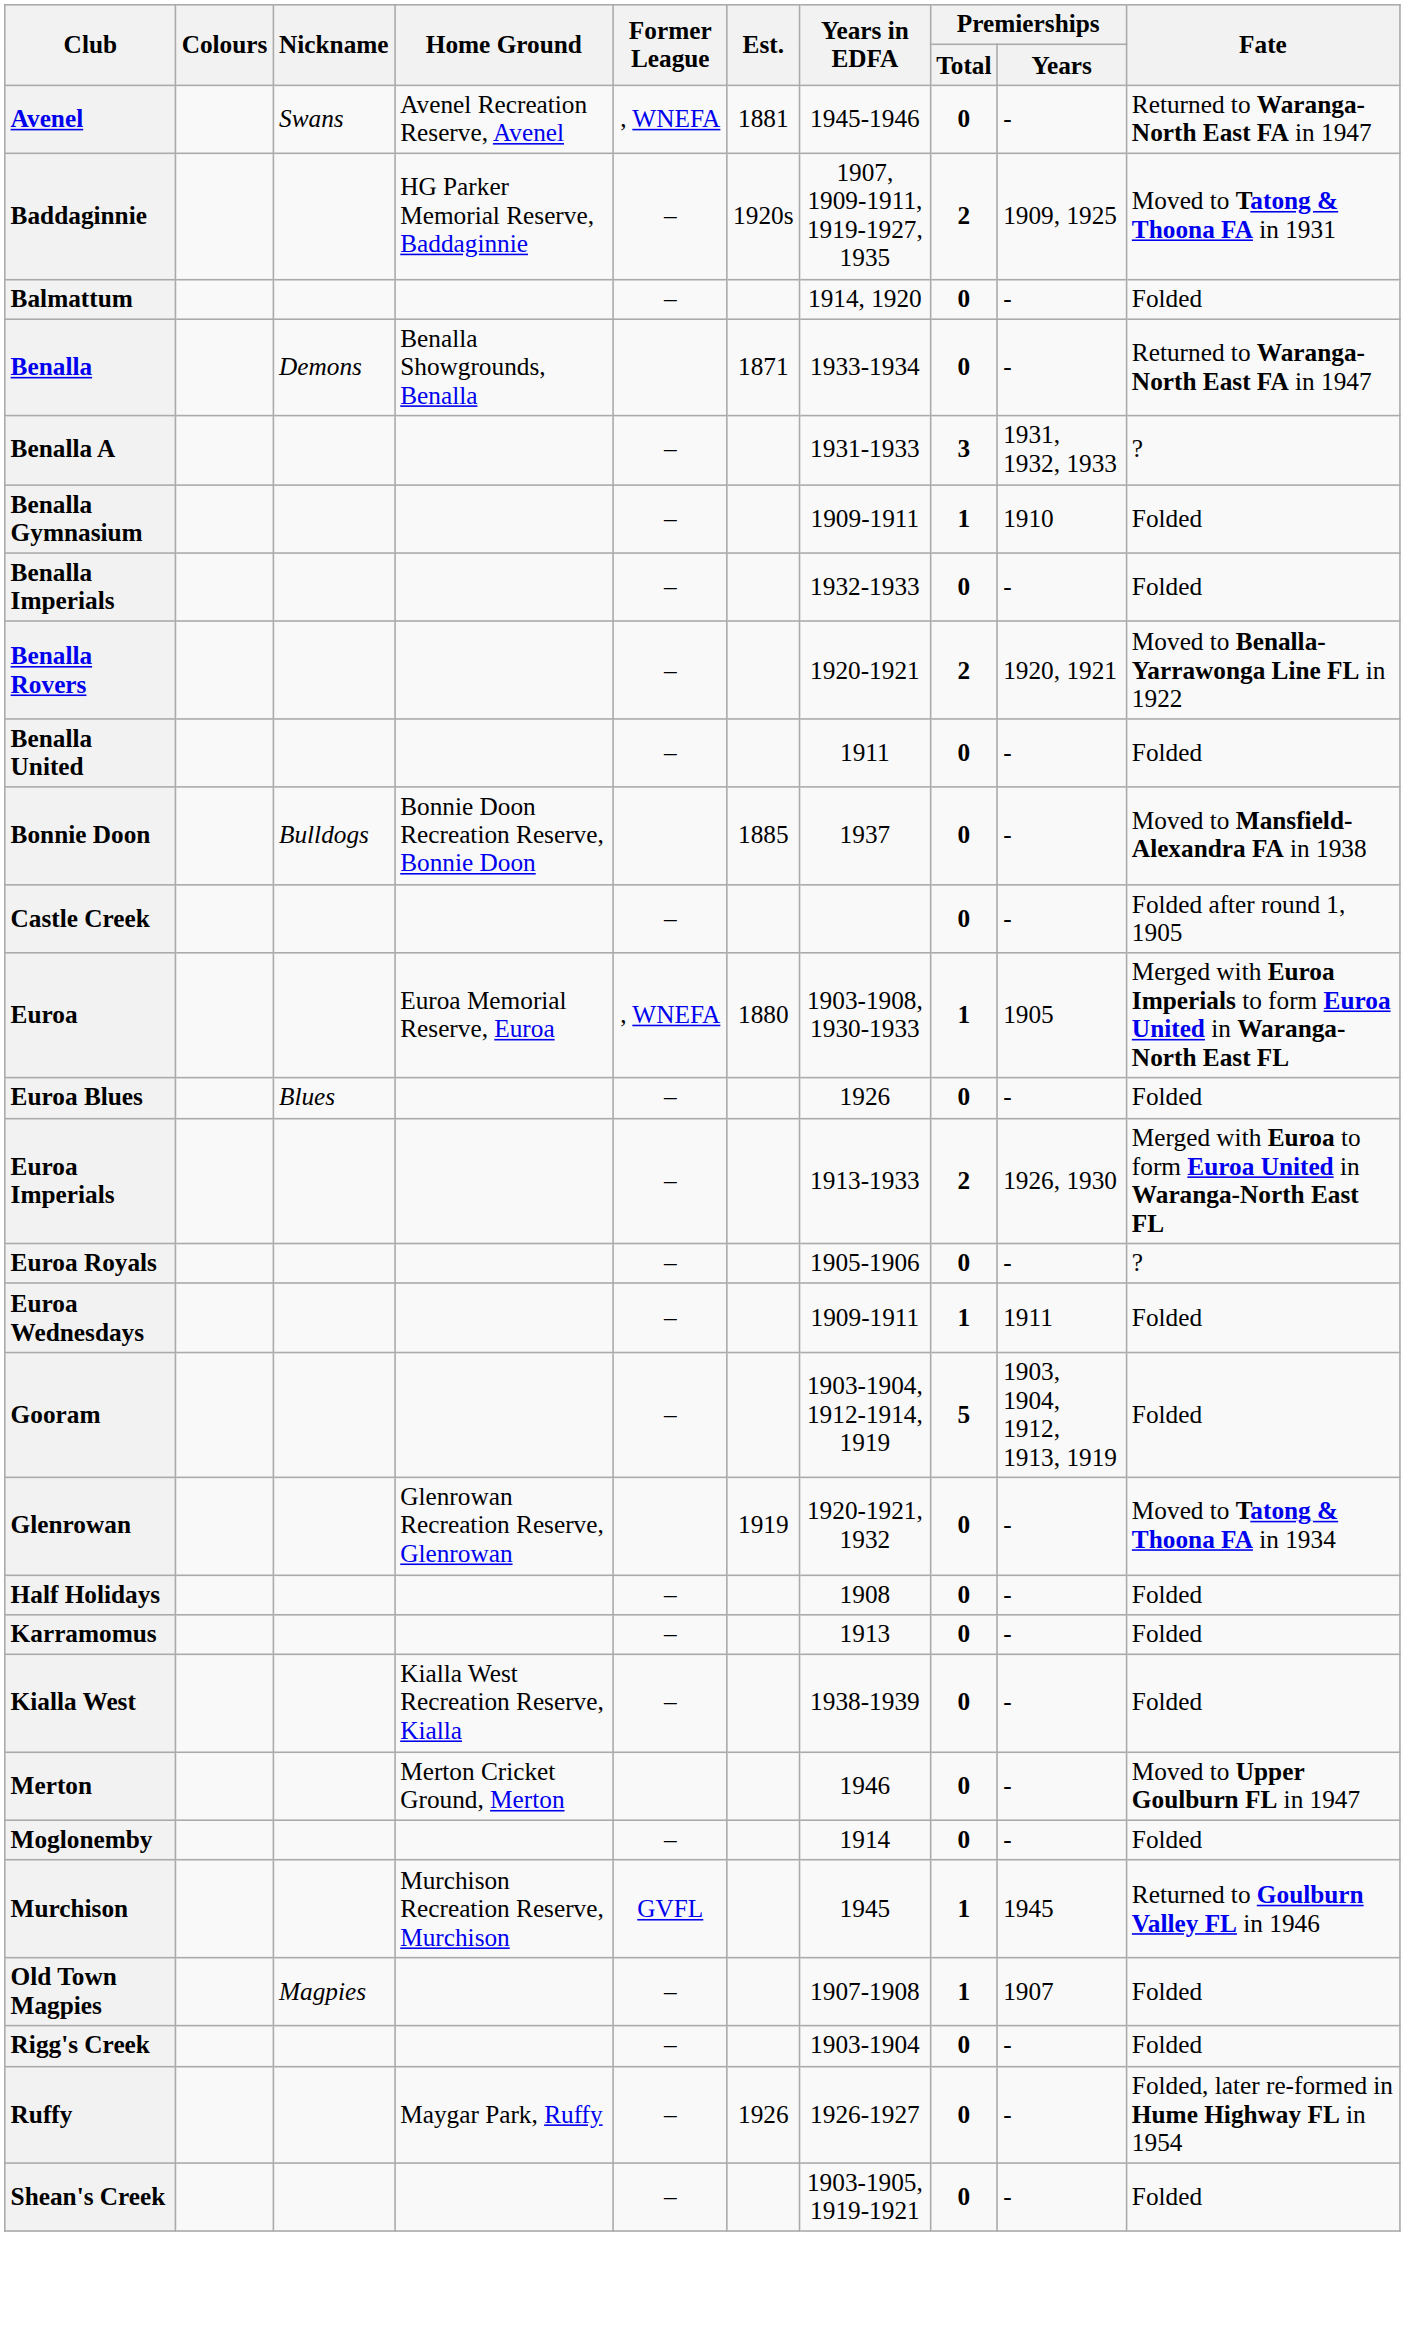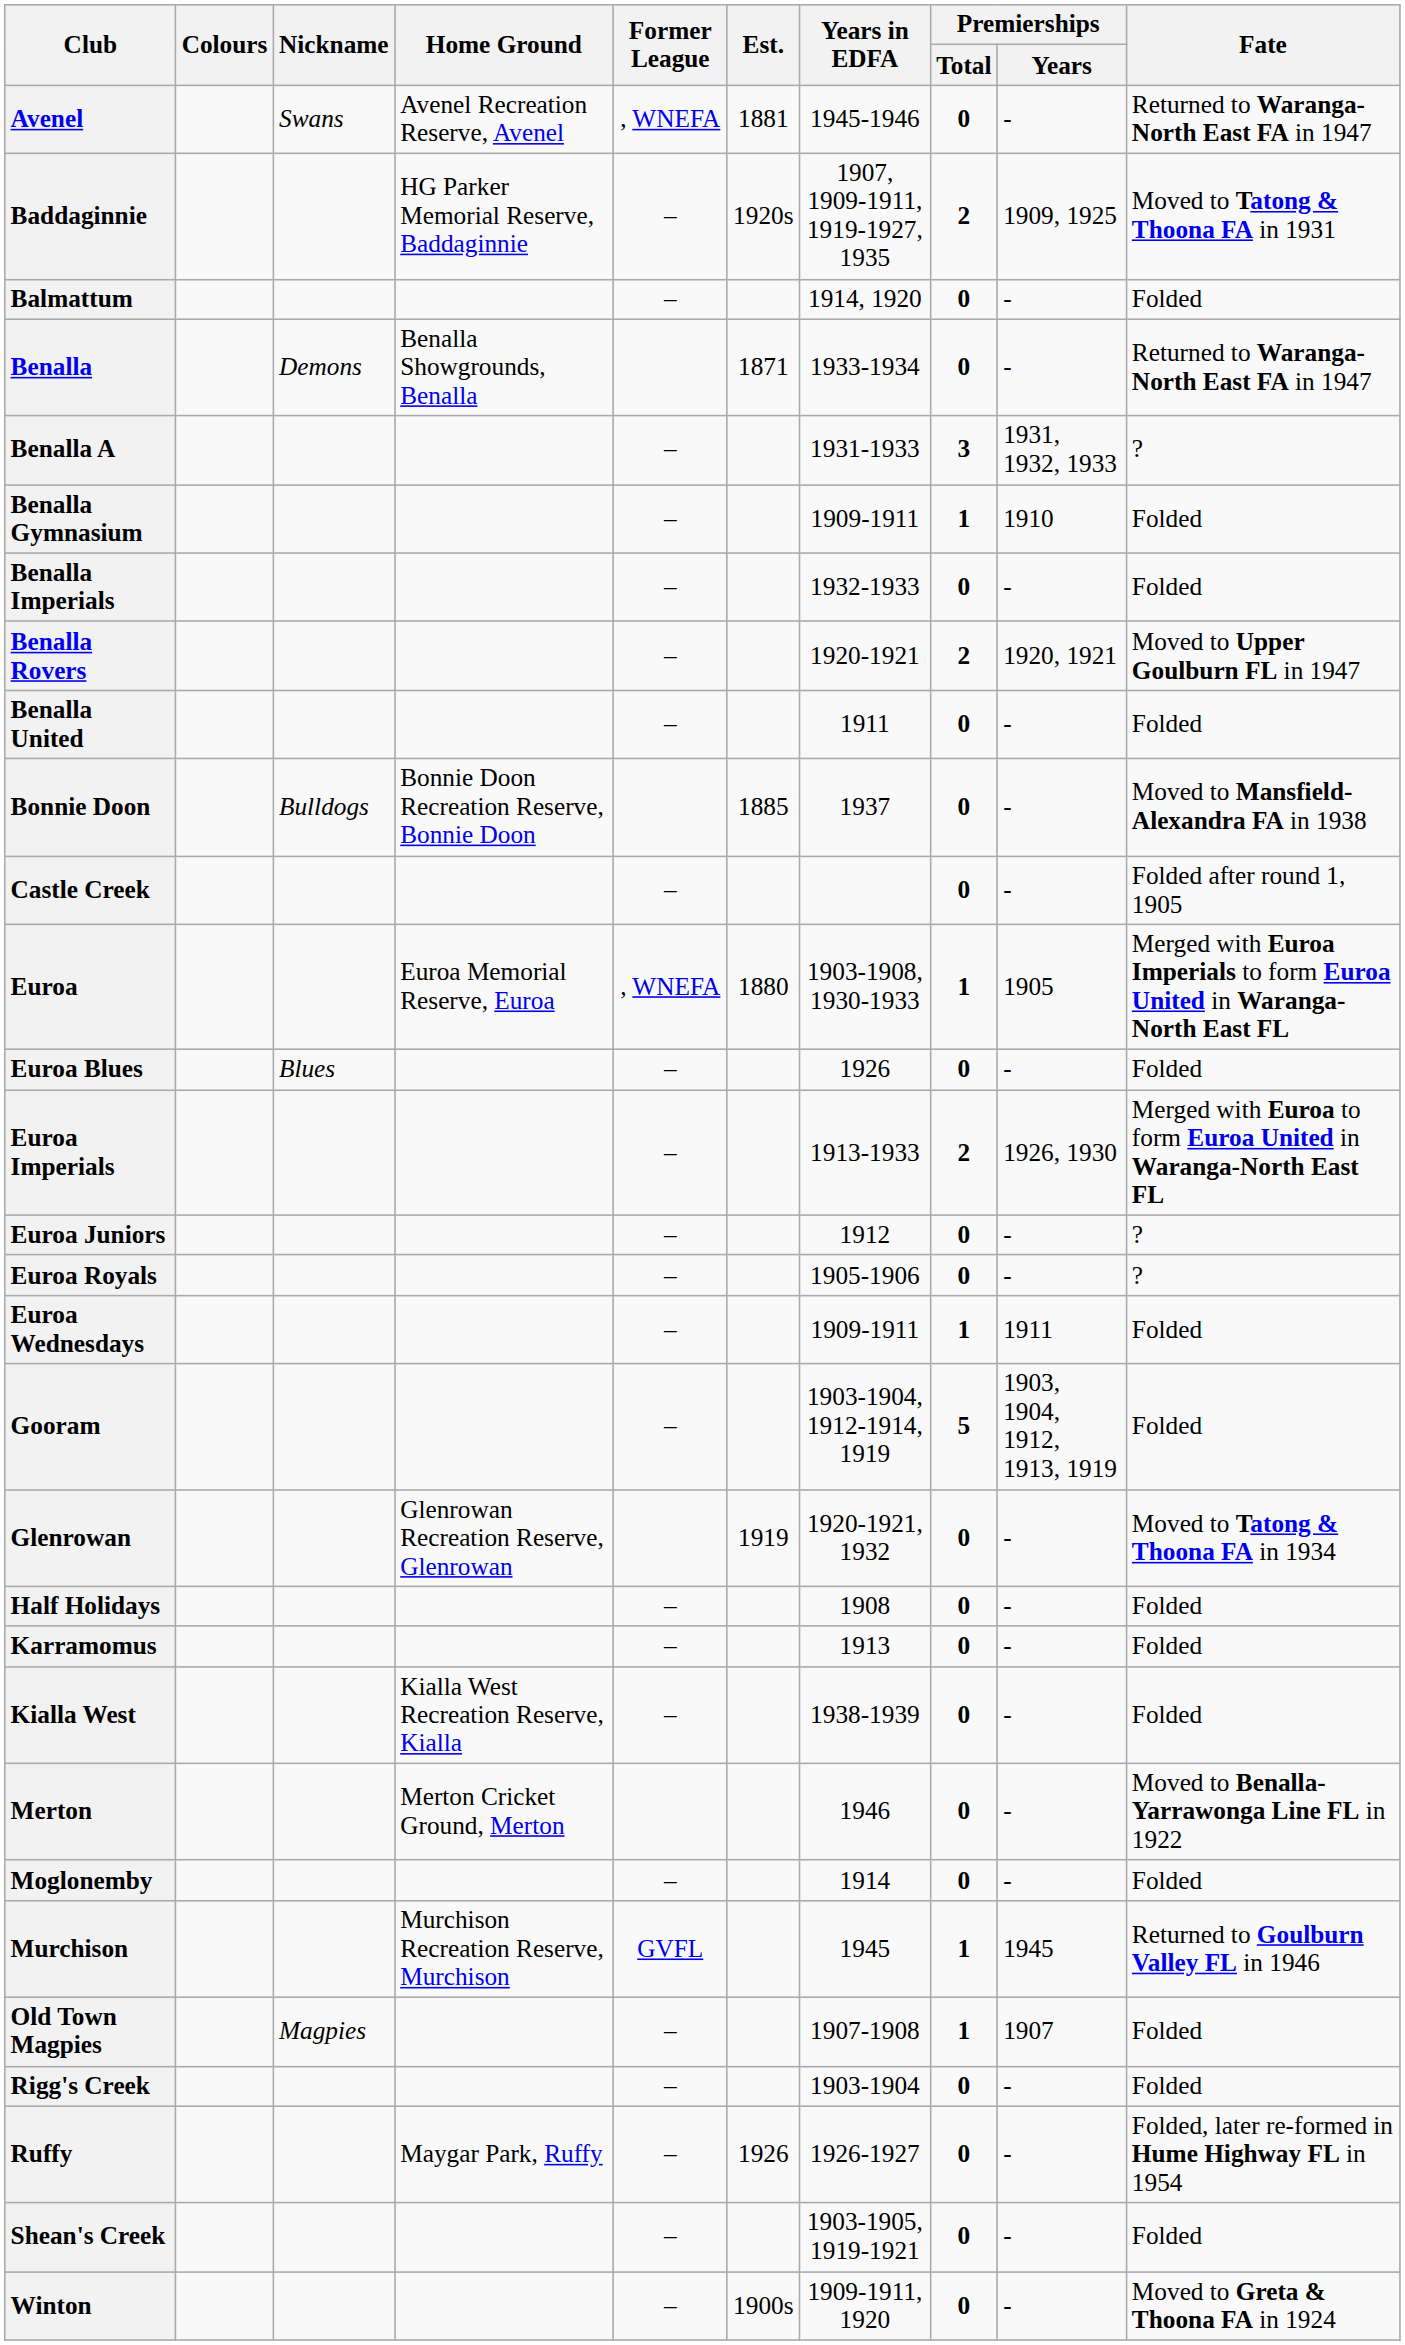(1259, 669) Moved to Benalla-Yarrawonga Line FL in 1922 -> (1246, 655) Moved to Upper Goulburn FL in 1947
+ row: (88, 1234)
(1246, 1785) Moved to Upper Goulburn FL in 1947 -> (1259, 1811) Moved to Benalla-Yarrawonga Line FL in 1922
+ row: (51, 2305)
